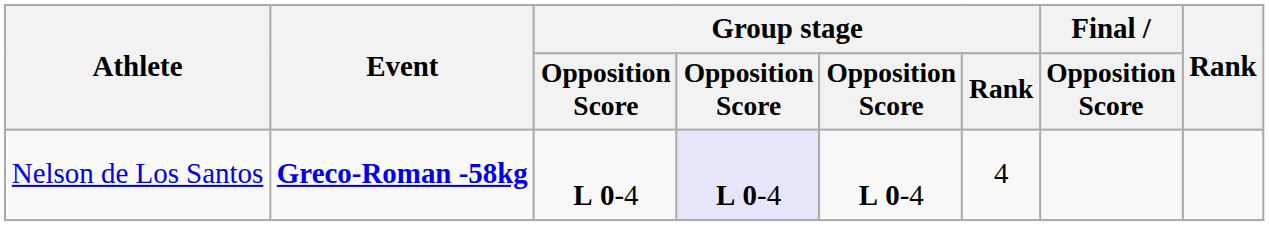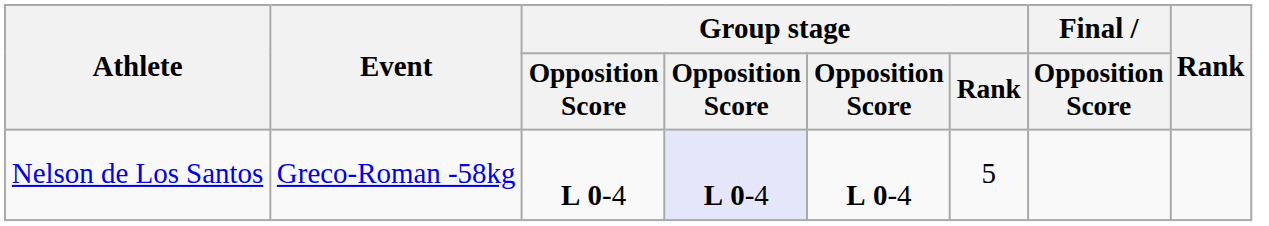(402, 174) bold -> (396, 174) normal
(1001, 174) 4 -> (989, 174) 5
